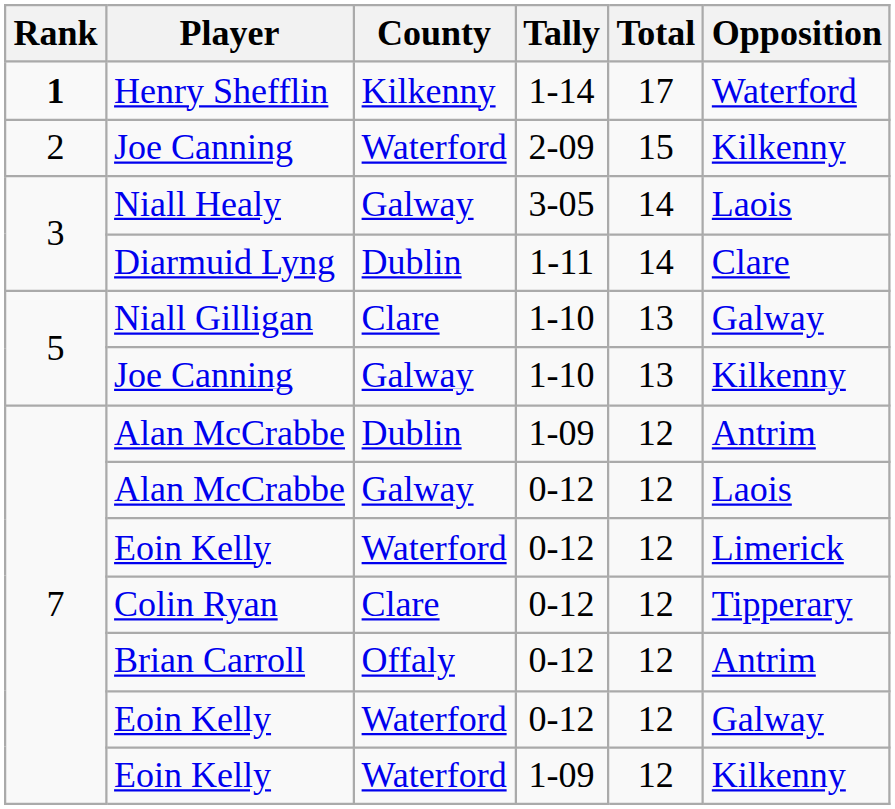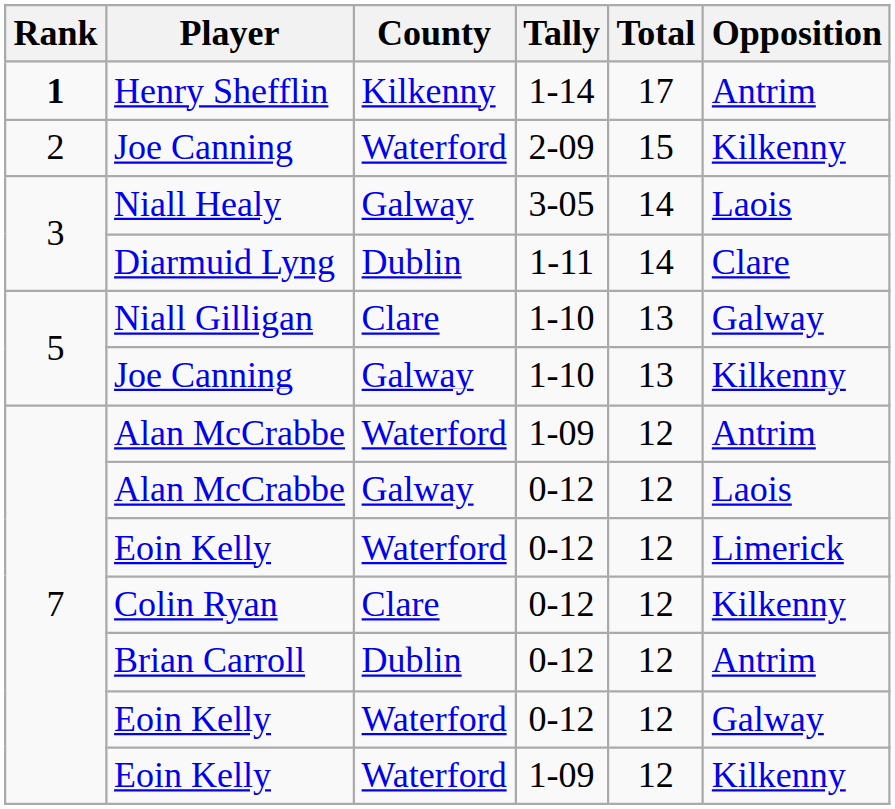(784, 90) Waterford -> (764, 90) Antrim
(412, 432) Dublin -> (434, 432) Waterford
(782, 603) Tipperary -> (779, 603) Kilkenny
(408, 661) Offaly -> (412, 661) Dublin
